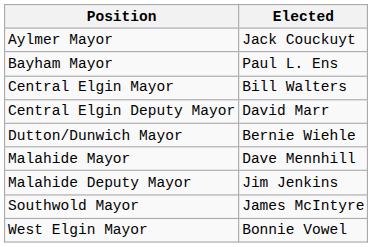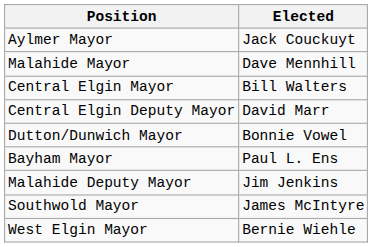rows swapped: (60, 64) <-> (69, 159)
(299, 135) Bernie Wiehle -> (295, 135) Bonnie Vowel
(295, 230) Bonnie Vowel -> (299, 230) Bernie Wiehle
